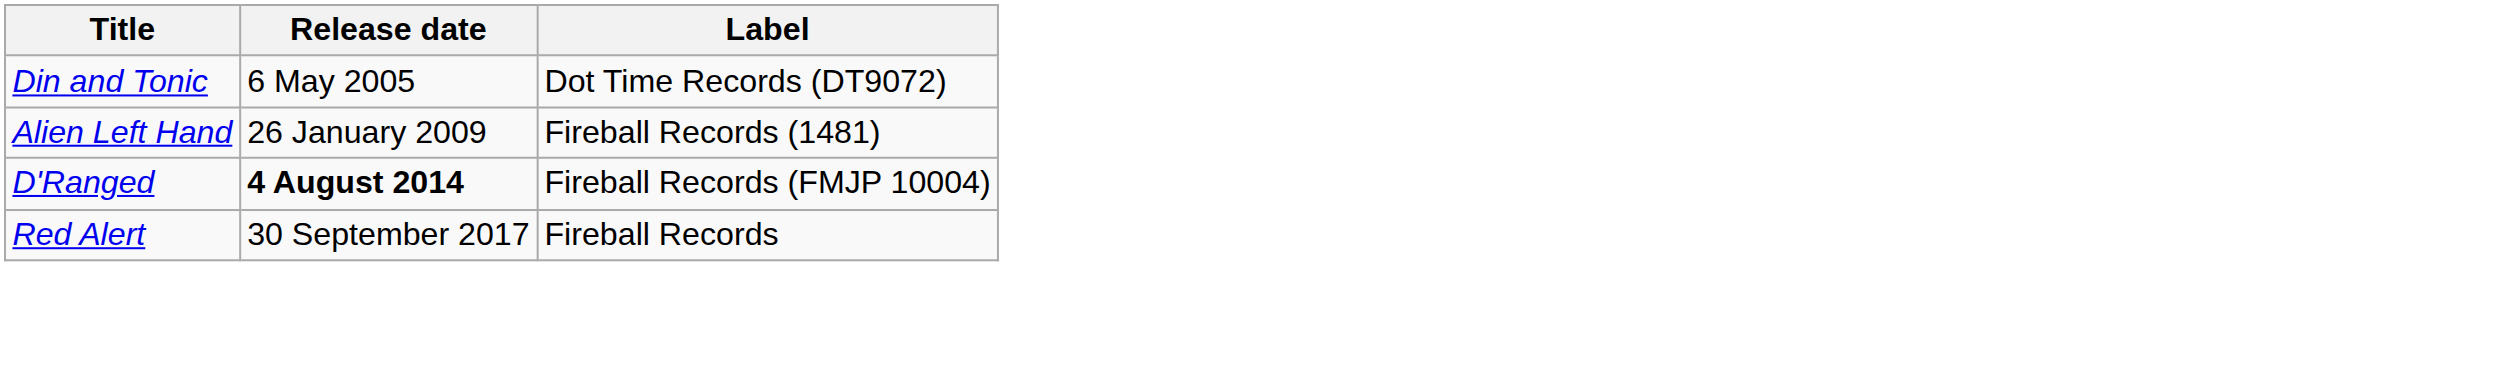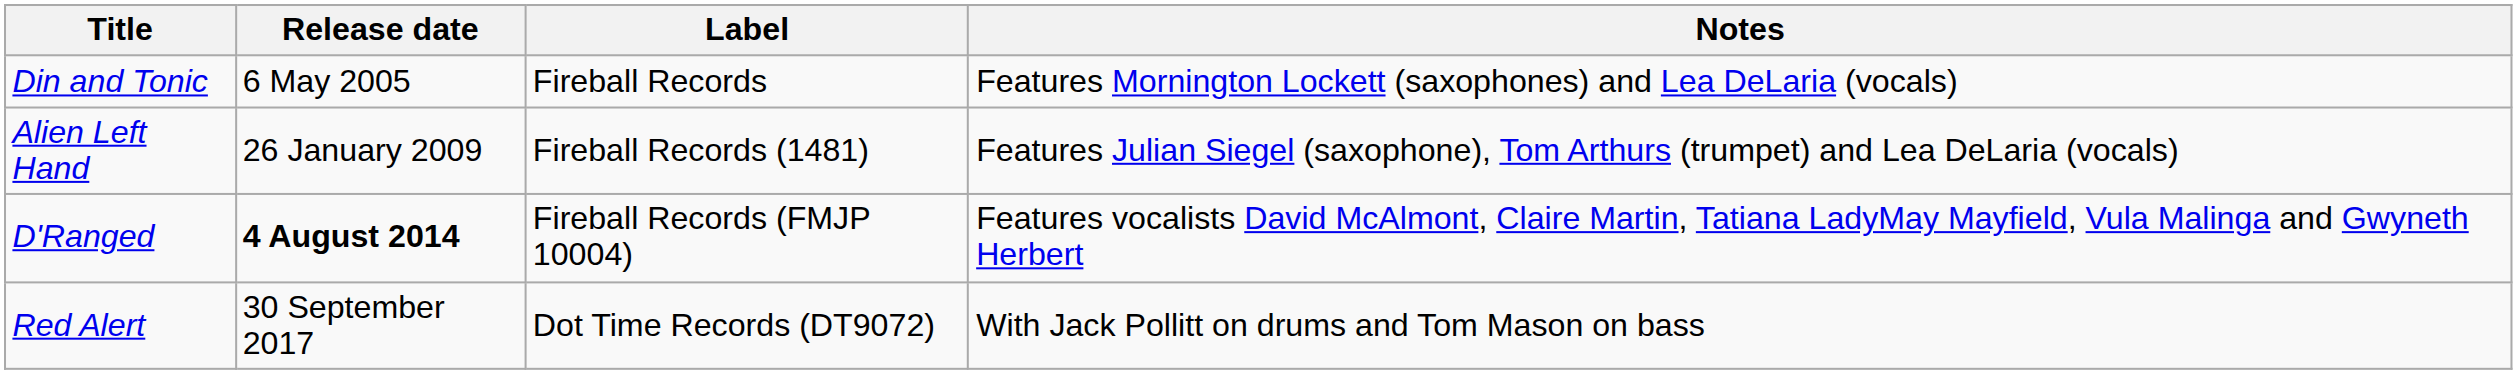+ column: (1740, 30)
(746, 81) Dot Time Records (DT9072) -> (650, 81) Fireball Records
(662, 234) Fireball Records -> (734, 324) Dot Time Records (DT9072)
